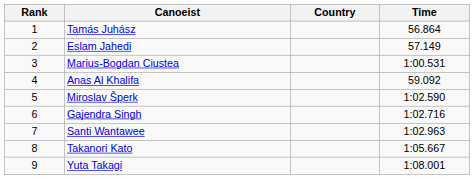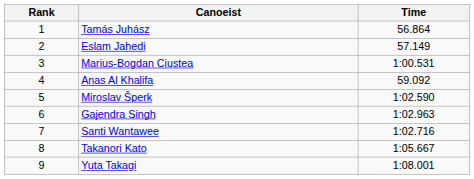- column: (335, 13)
(424, 115) 1:02.716 -> (414, 115) 1:02.963
(424, 132) 1:02.963 -> (414, 132) 1:02.716
